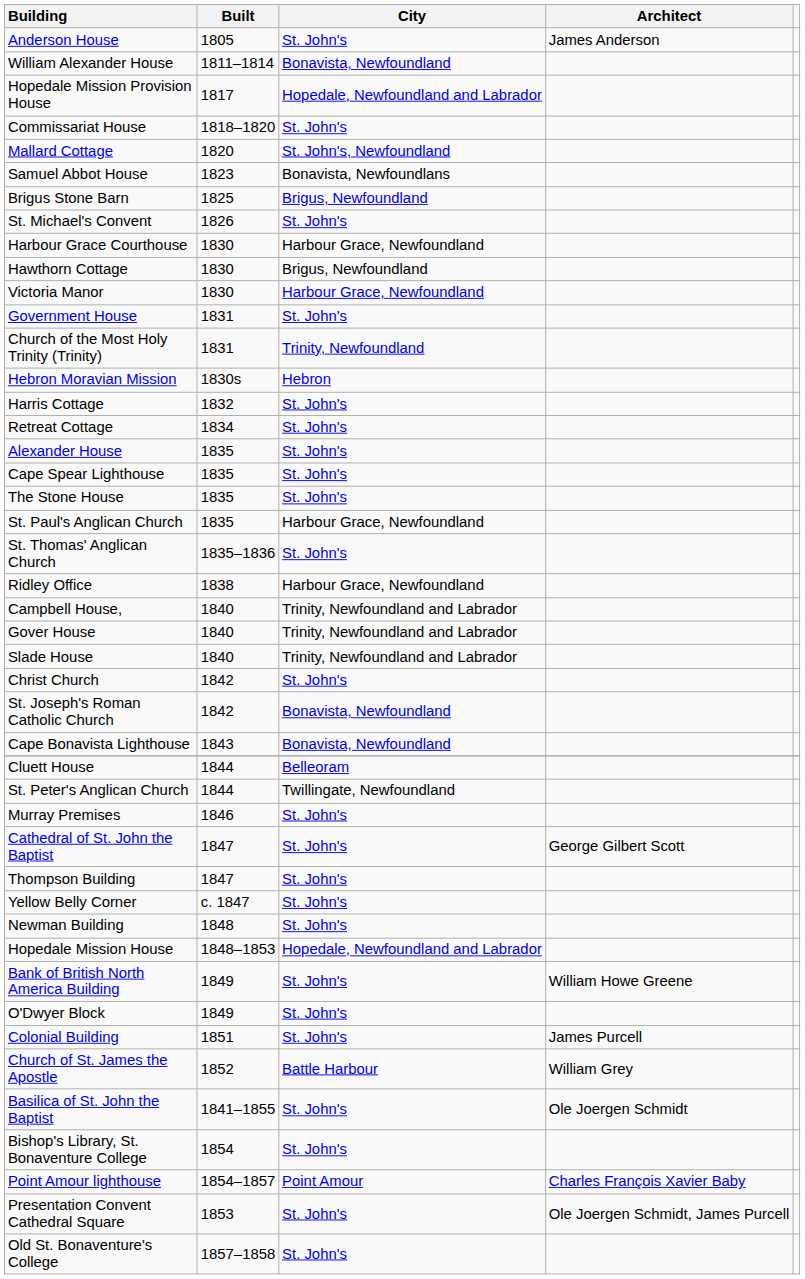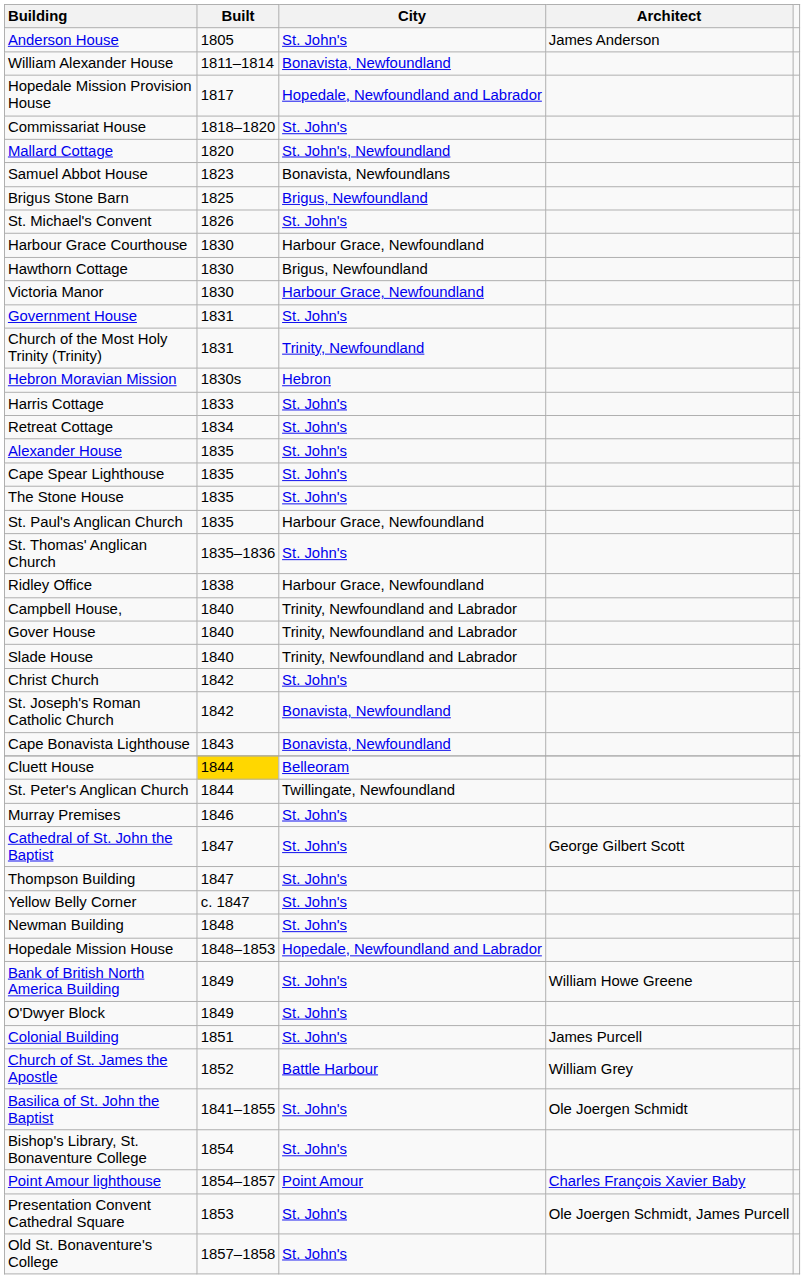(217, 403) 1832 -> (217, 403) 1833
(217, 767) no background -> (217, 767) gold background
